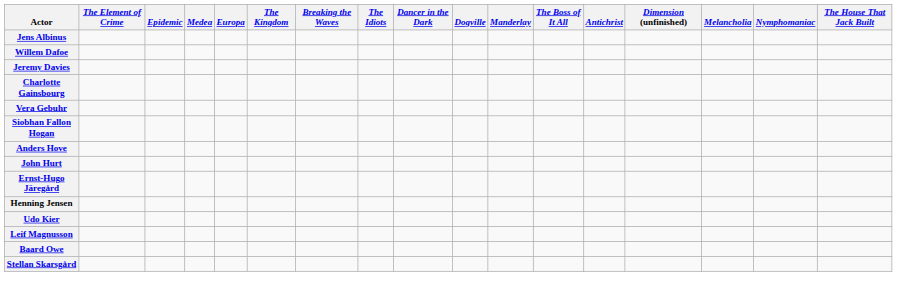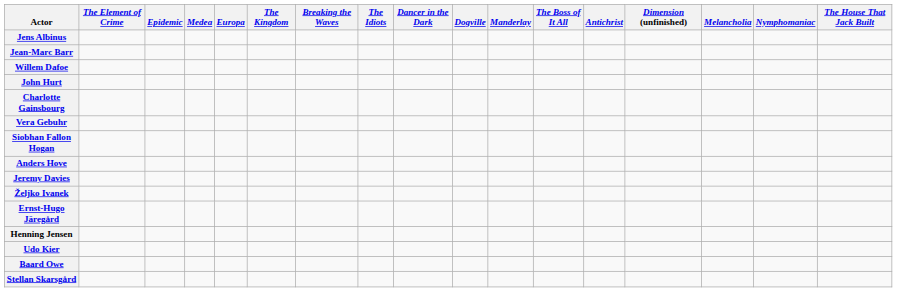+ row: (42, 52)
rows swapped: (42, 67) <-> (42, 163)
+ row: (42, 193)
- row: (42, 234)
